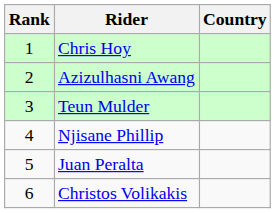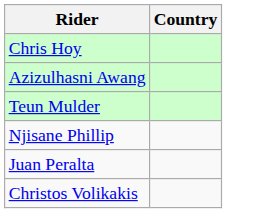- column: (29, 19)
